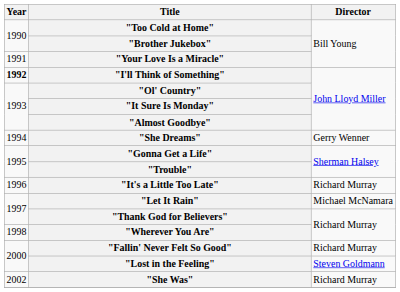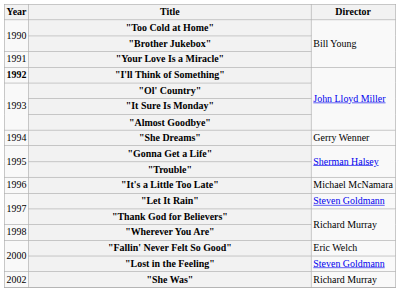(345, 185) Richard Murray -> (353, 185) Michael McNamara
(353, 201) Michael McNamara -> (349, 201) Steven Goldmann
(345, 248) Richard Murray -> (335, 248) Eric Welch
